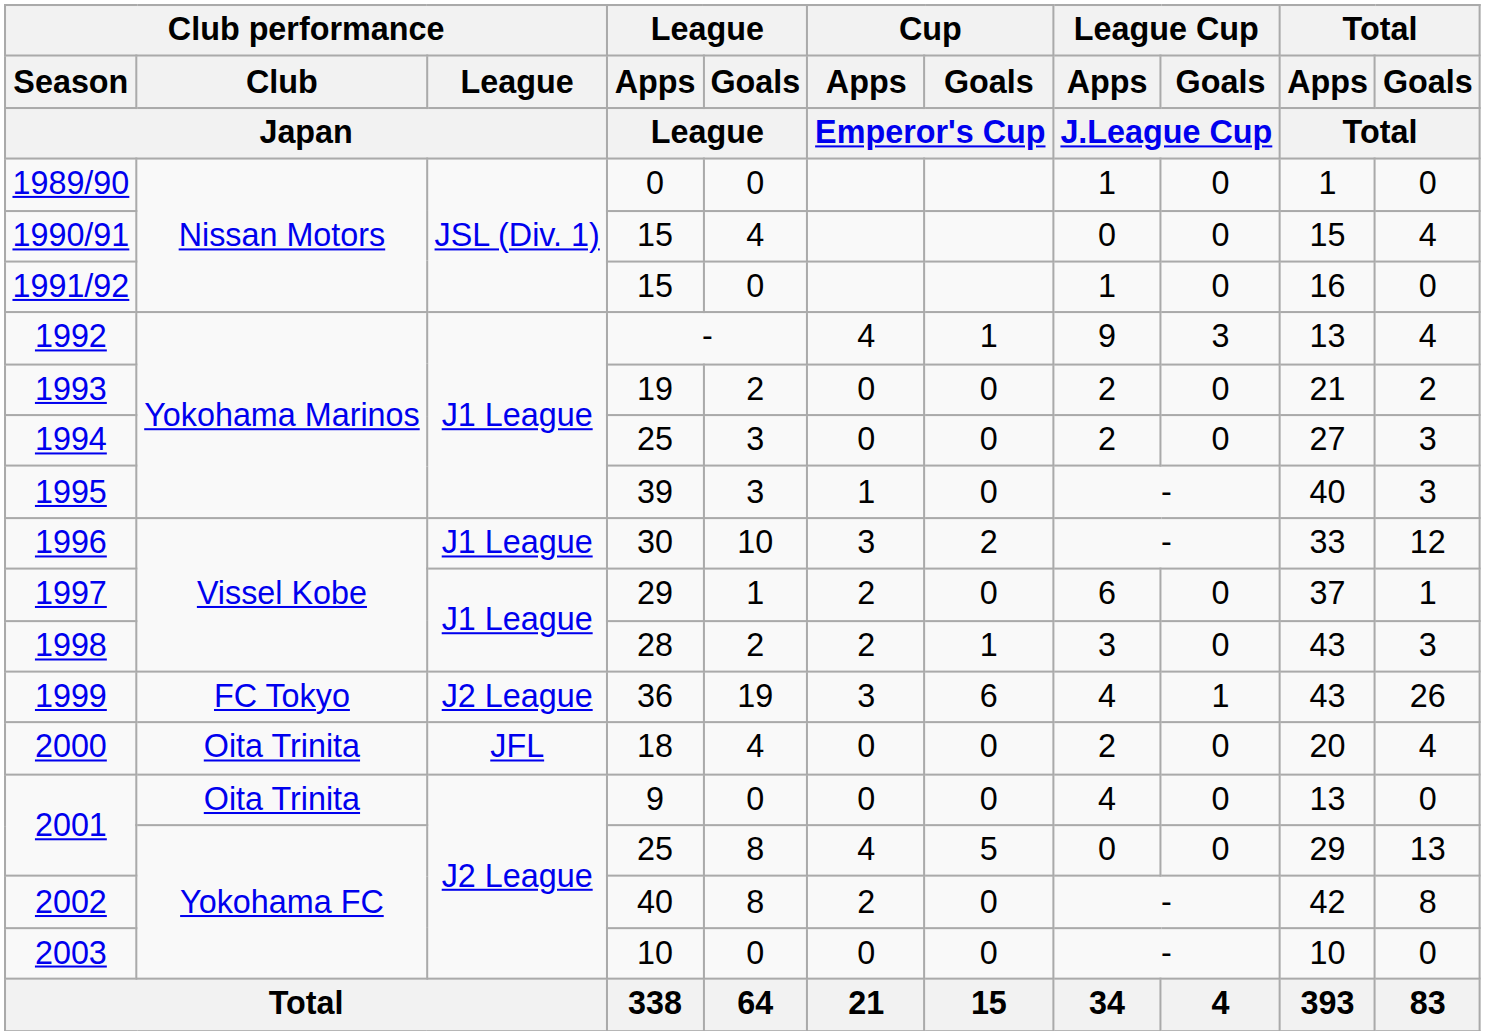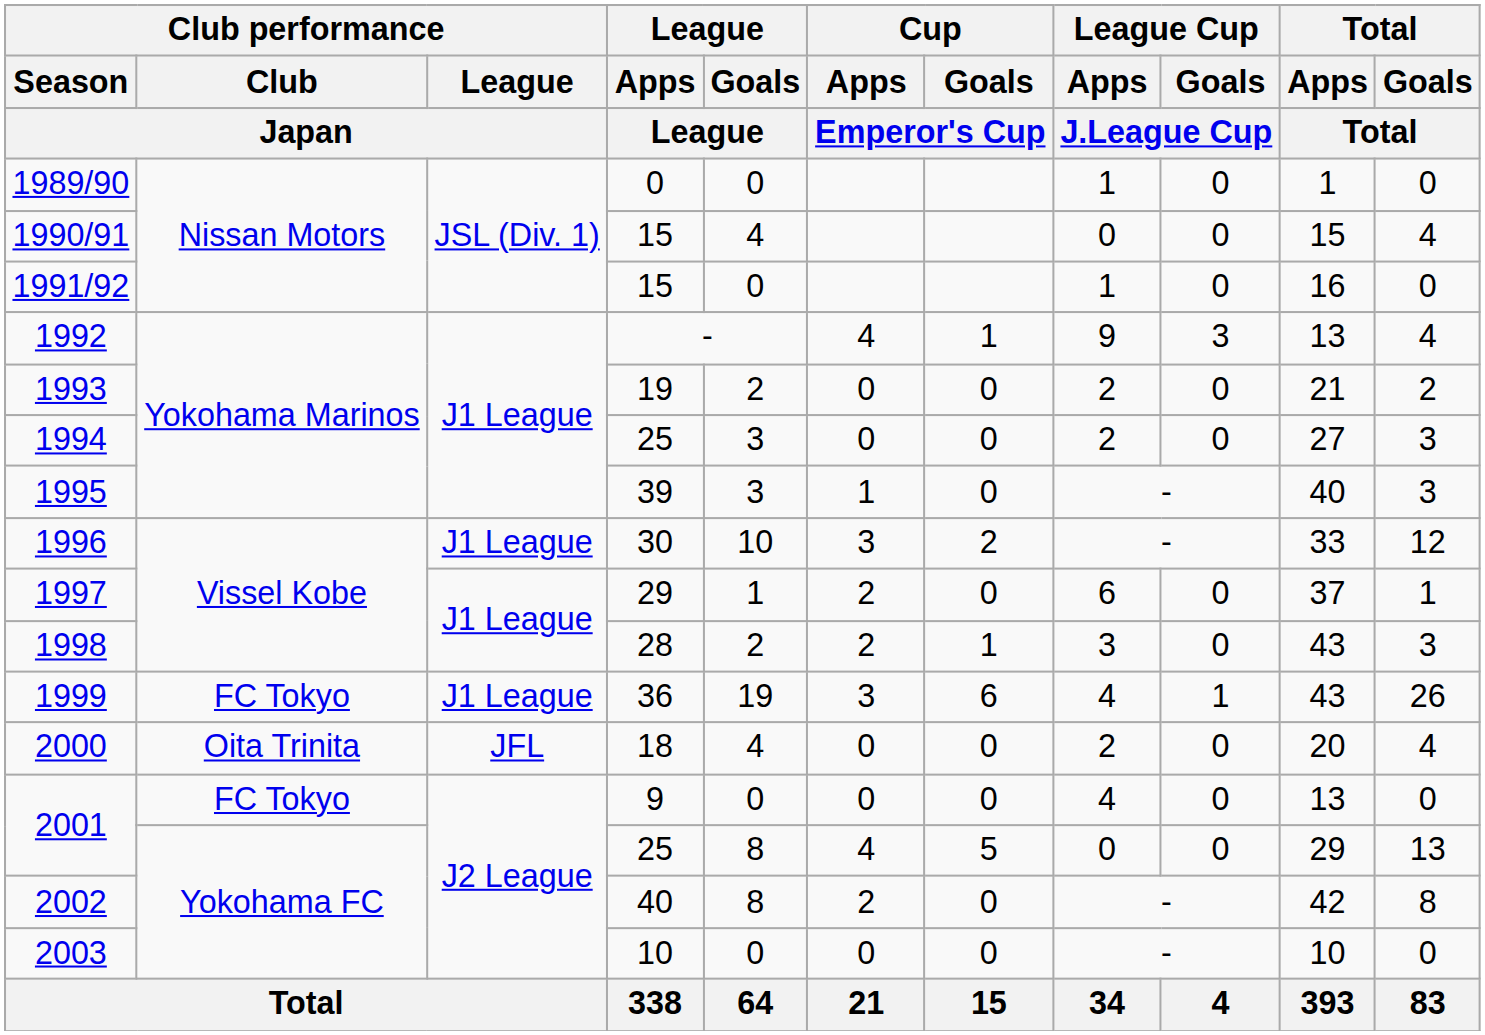(517, 696) J2 League -> (517, 696) J1 League
(282, 798) Oita Trinita -> (282, 798) FC Tokyo
